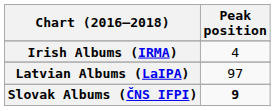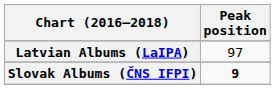- row: (102, 52)
